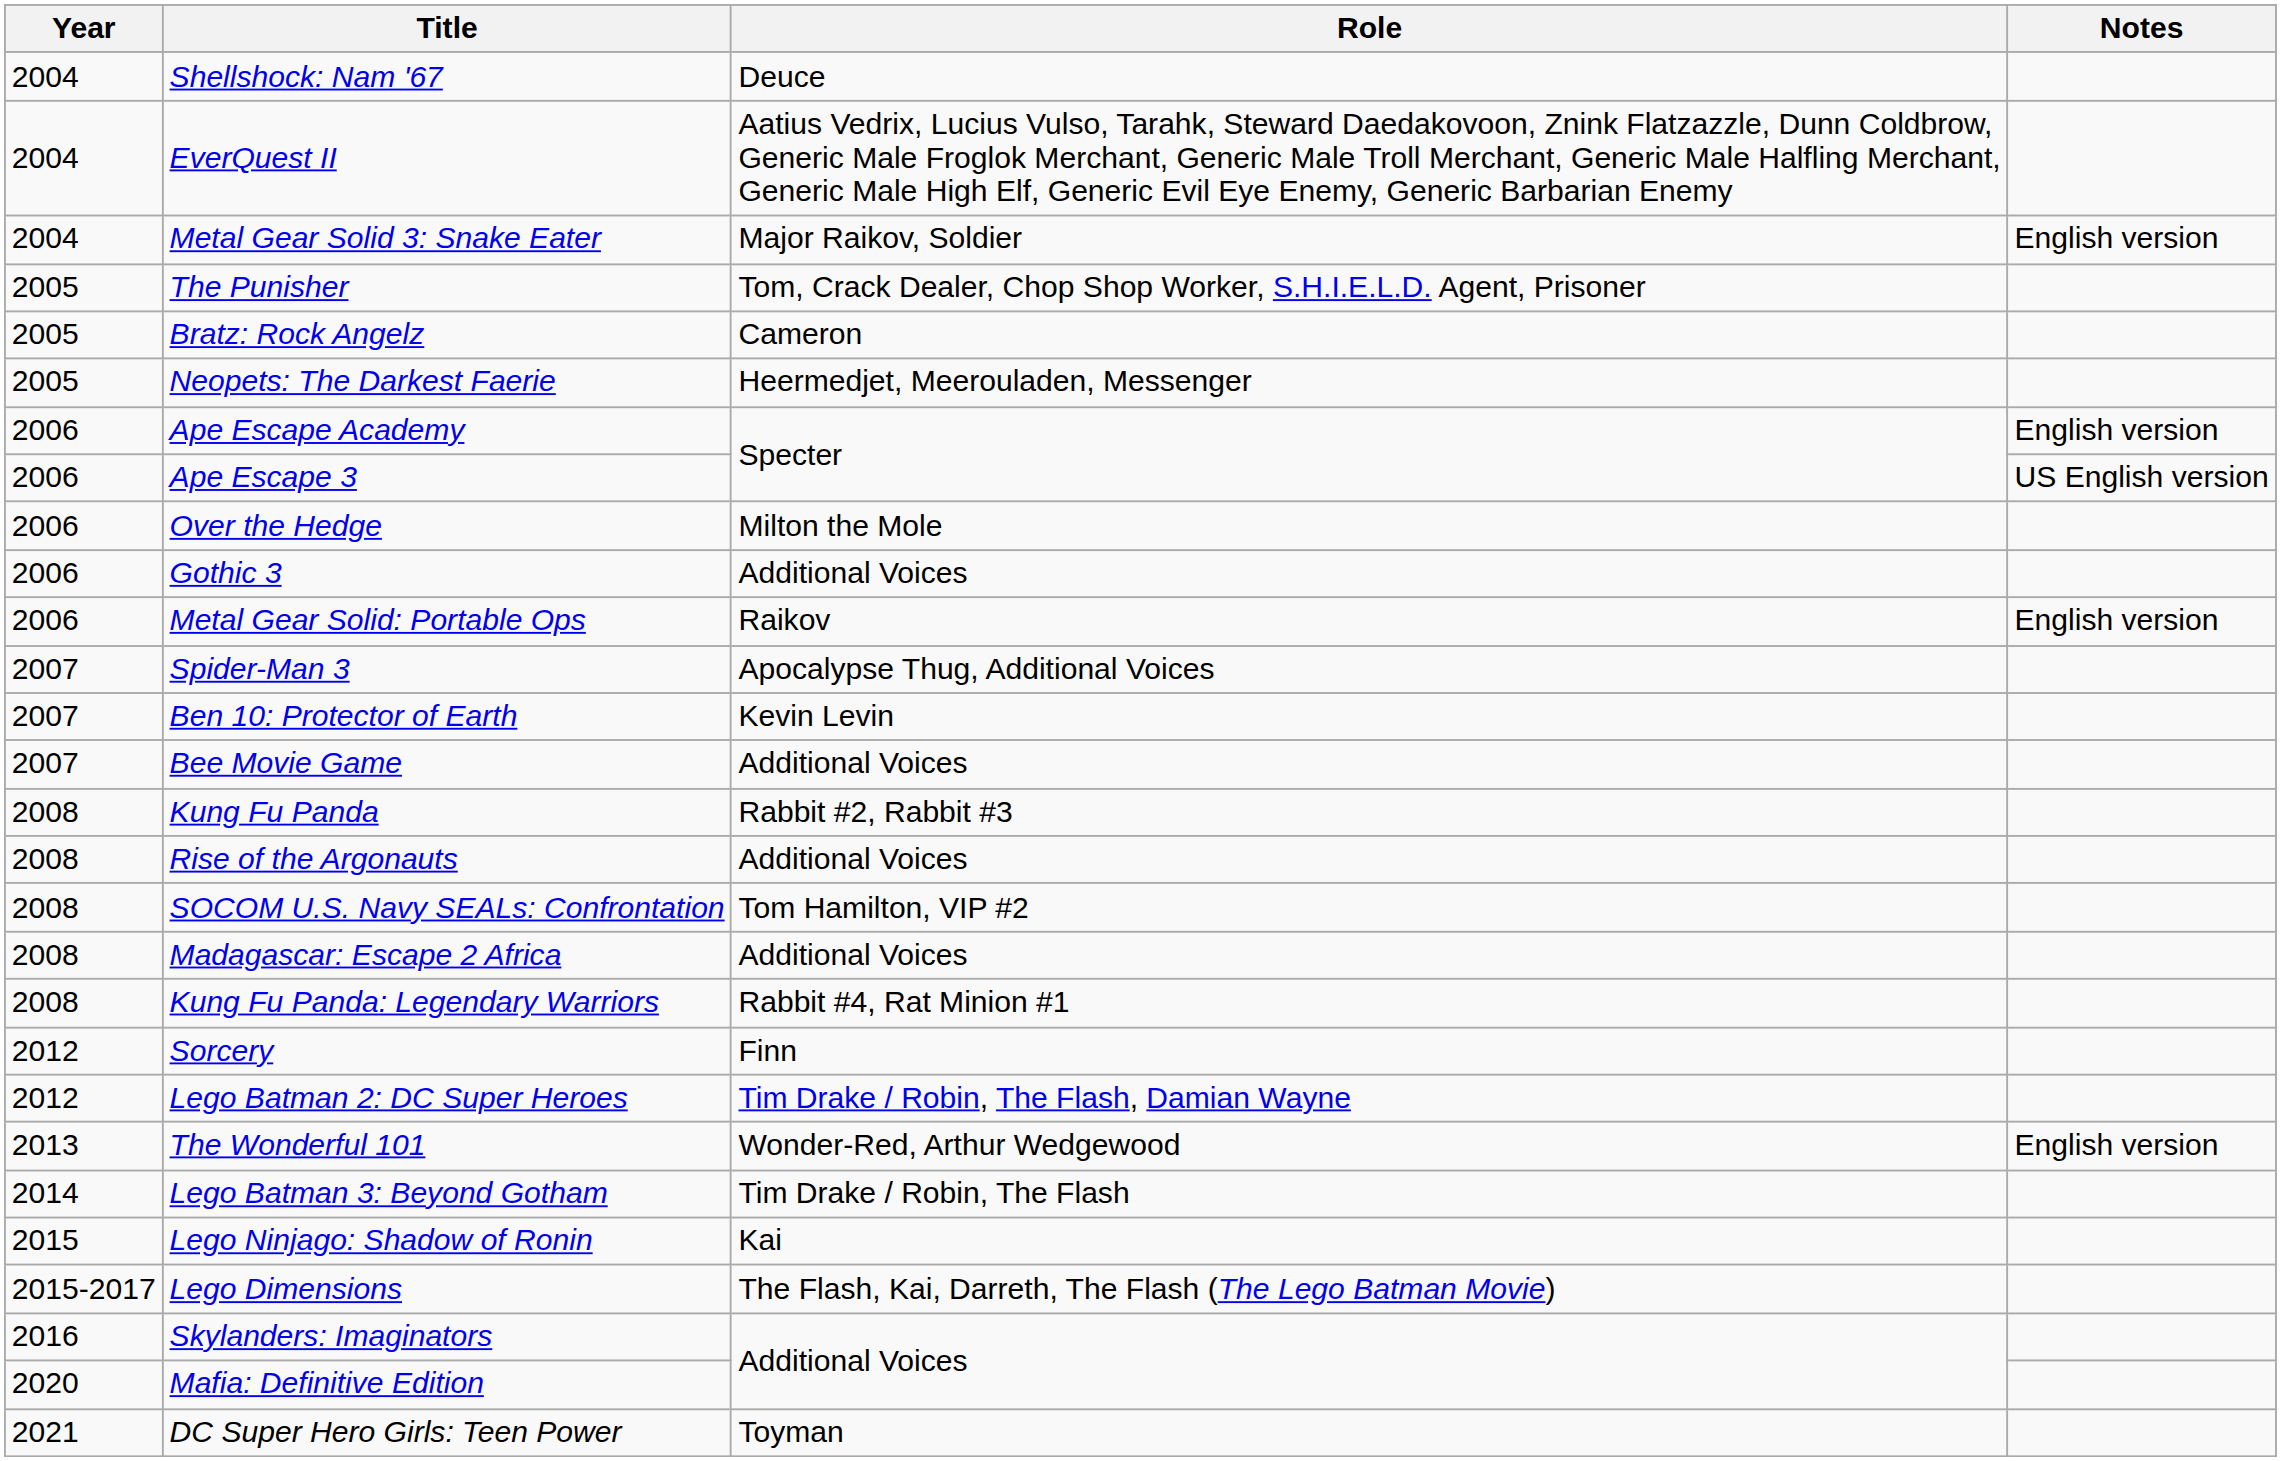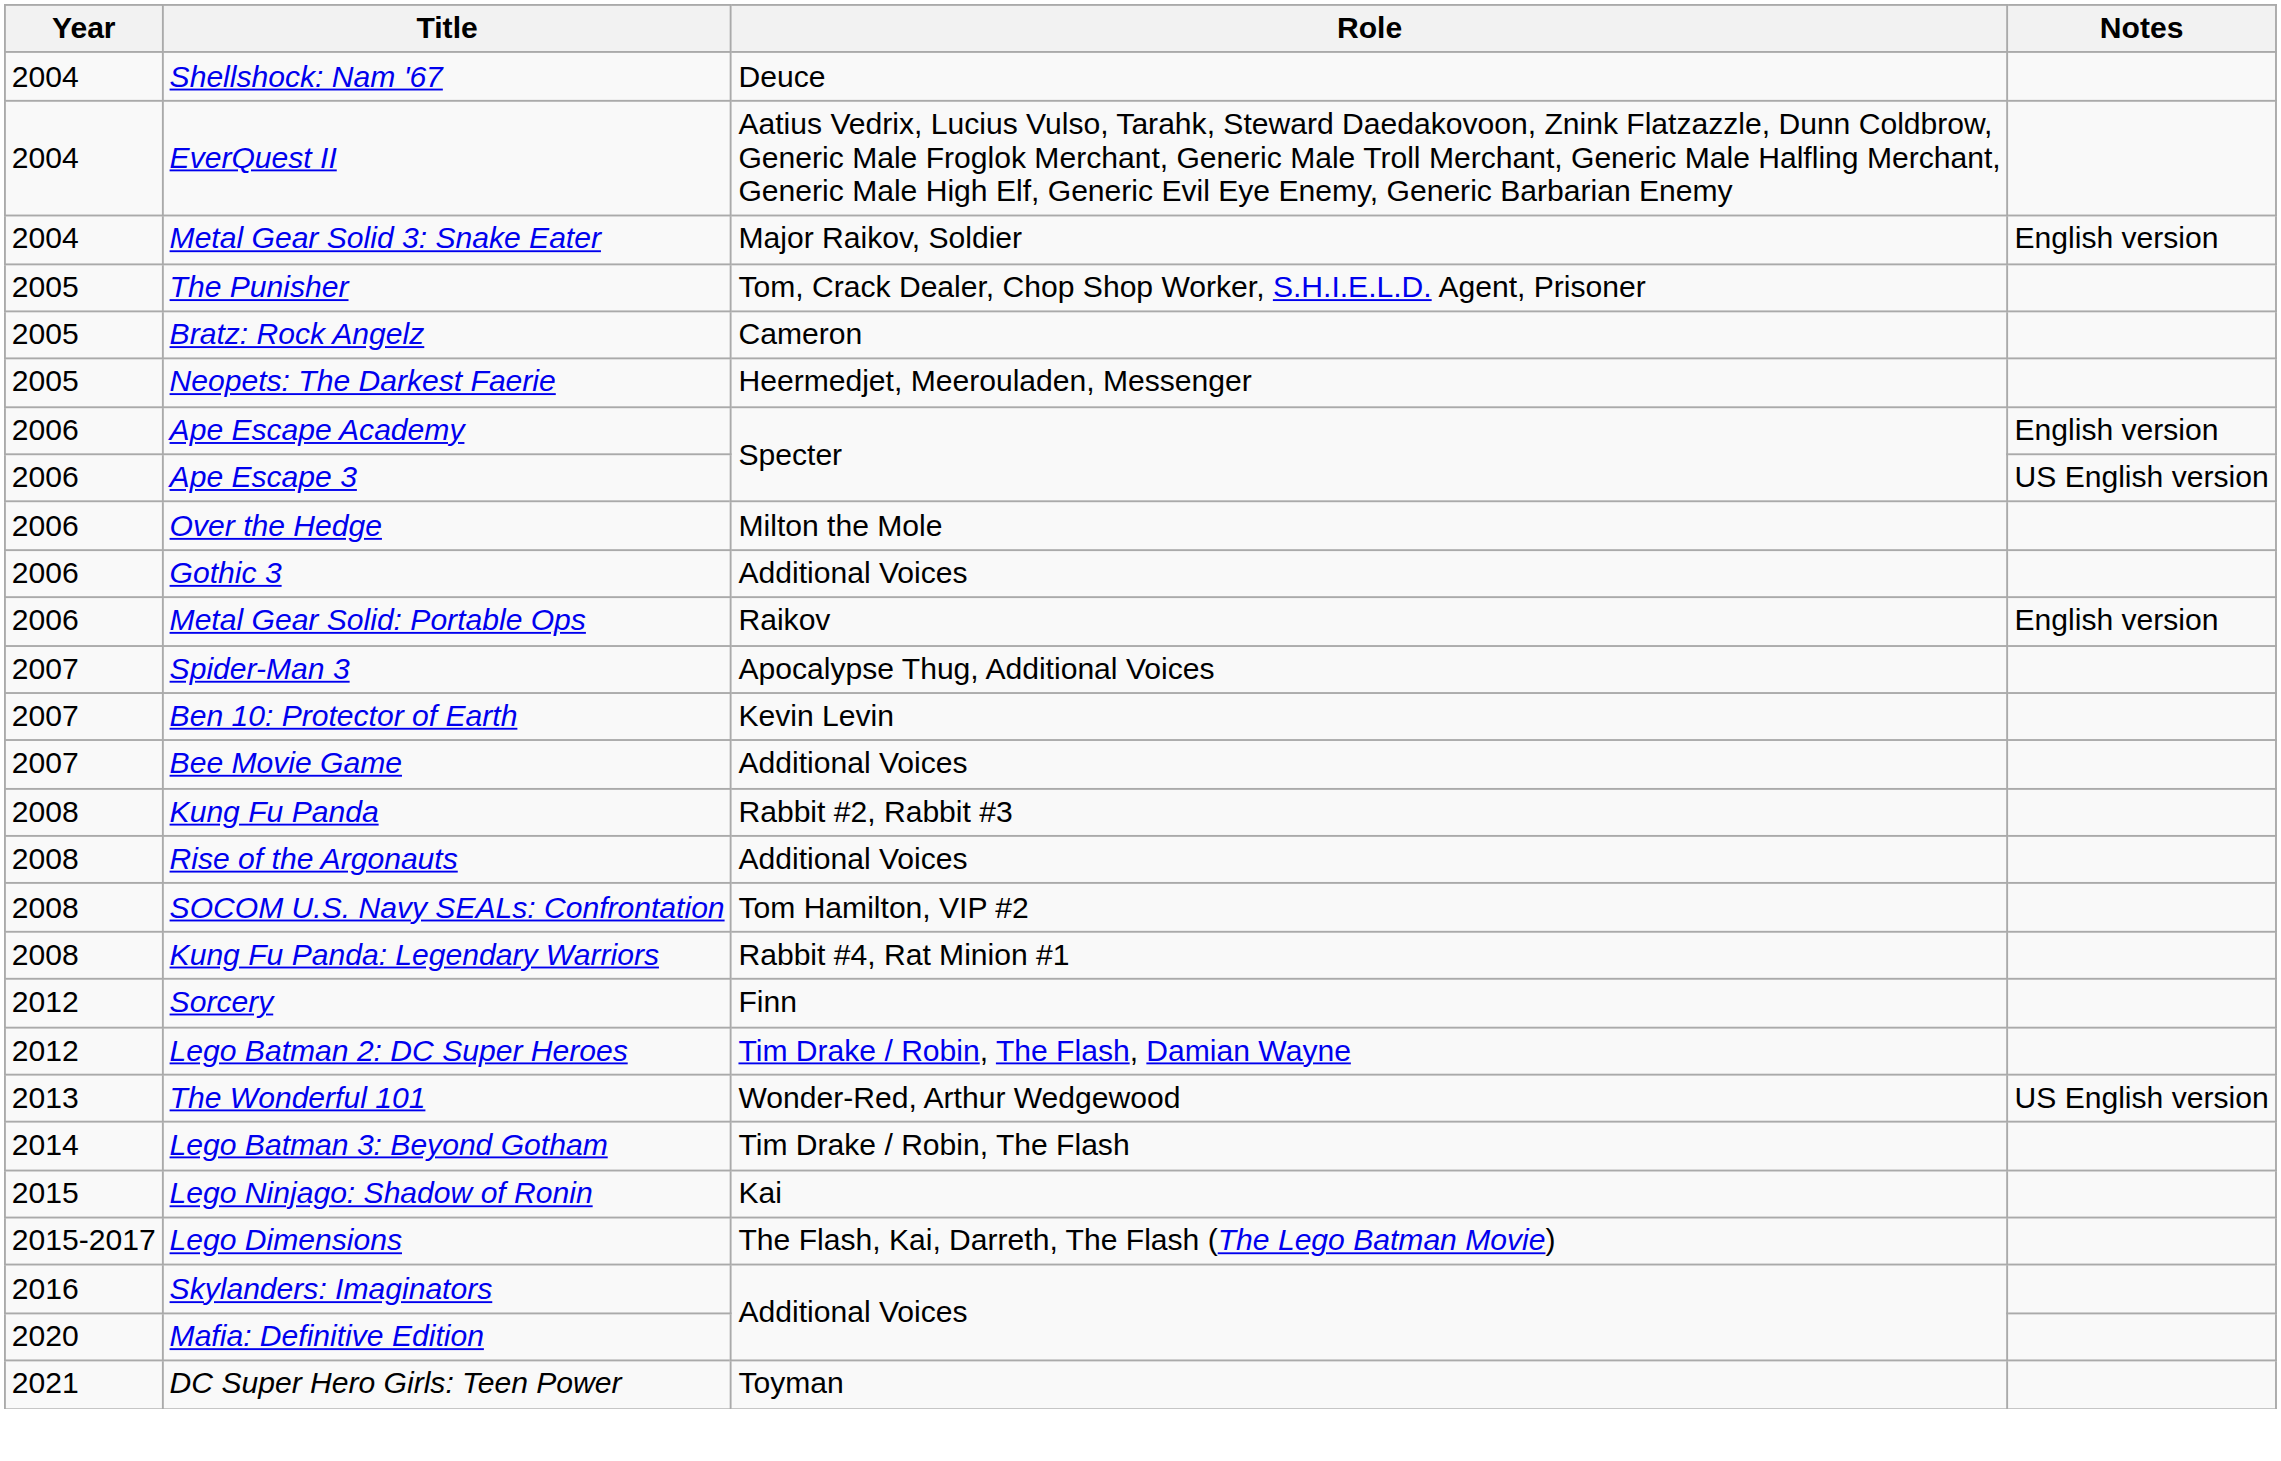- row: (365, 954)
(2117, 1145) English version -> (2142, 1097) US English version
